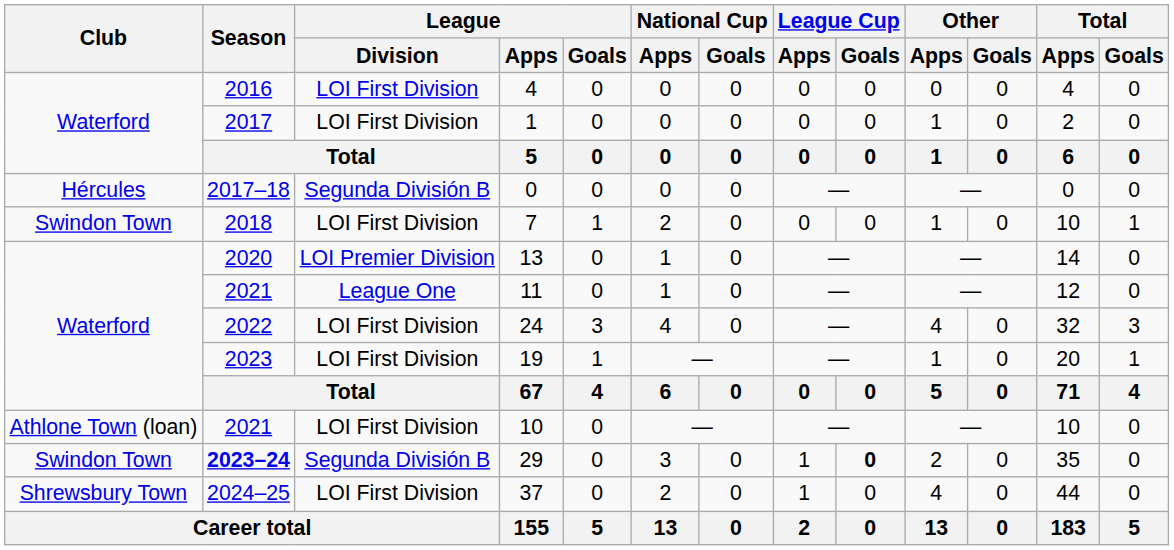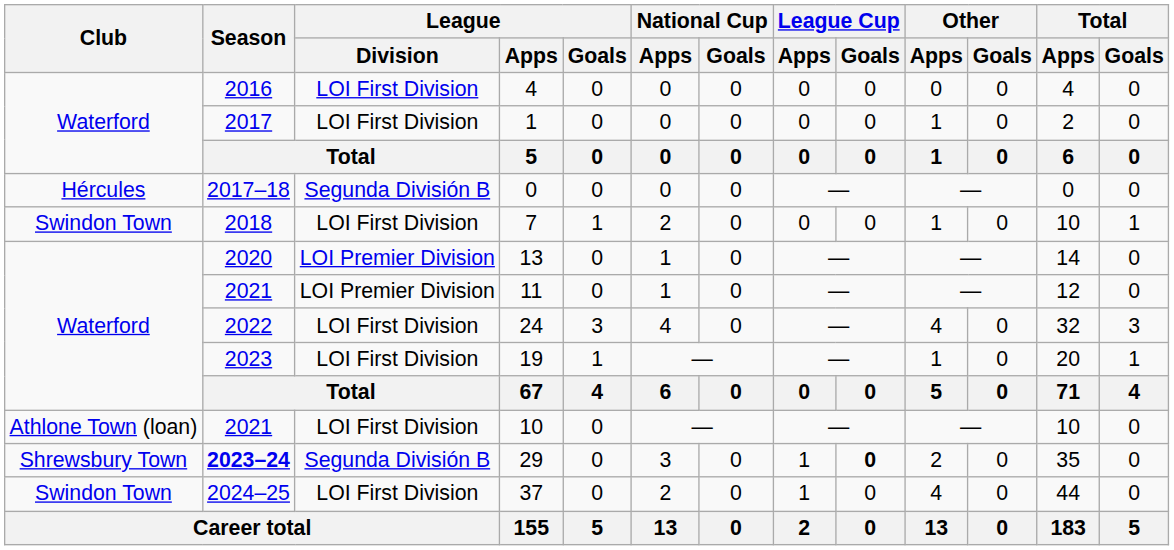(397, 291) League One -> (397, 291) LOI Premier Division
(103, 460) Swindon Town -> (103, 460) Shrewsbury Town
(103, 493) Shrewsbury Town -> (103, 493) Swindon Town
